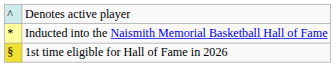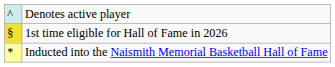rows swapped: (176, 33) <-> (126, 52)
